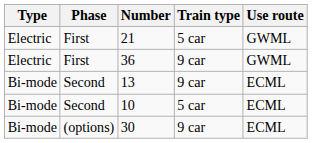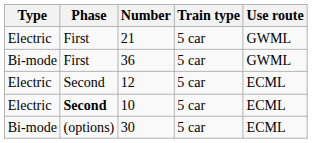(30, 60) Electric -> (32, 60) Bi-mode
(191, 60) 9 car -> (191, 60) 5 car
+ row: (128, 82)
- row: (128, 82)
(32, 104) Bi-mode -> (30, 104) Electric
(84, 104) normal -> (85, 104) bold
(191, 127) 9 car -> (191, 127) 5 car
